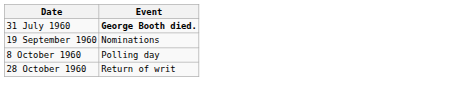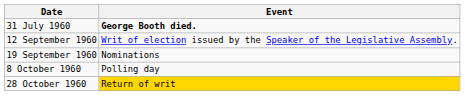+ row: (52, 40)
(138, 69) no background -> (138, 84) gold background
